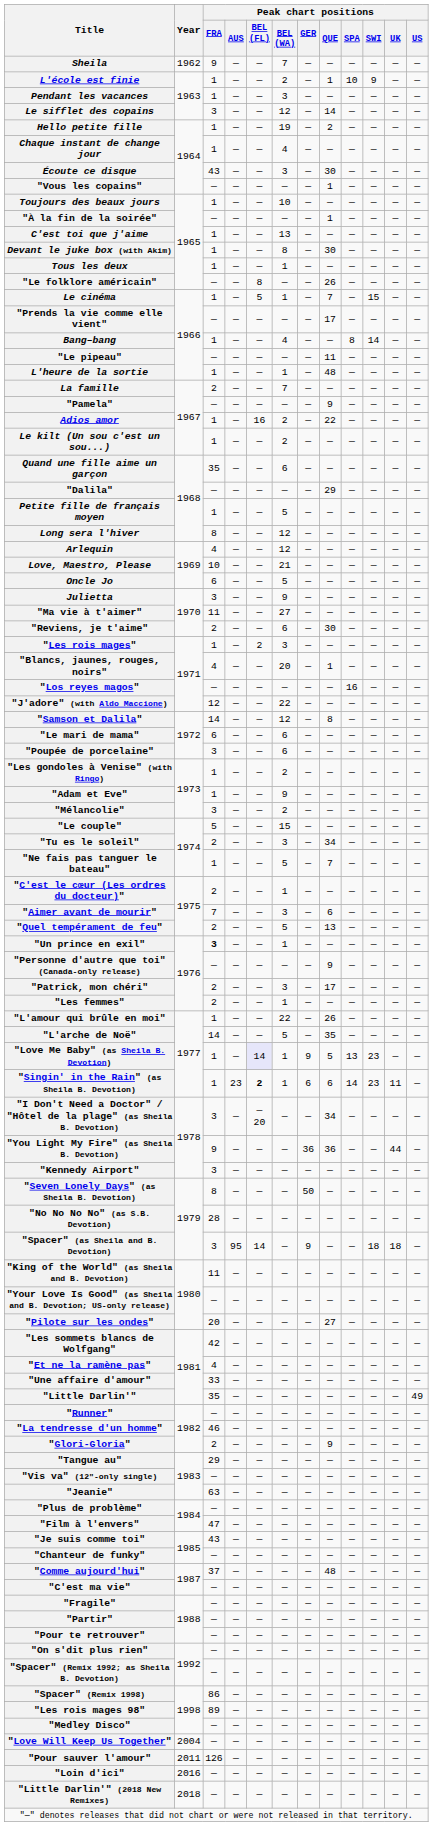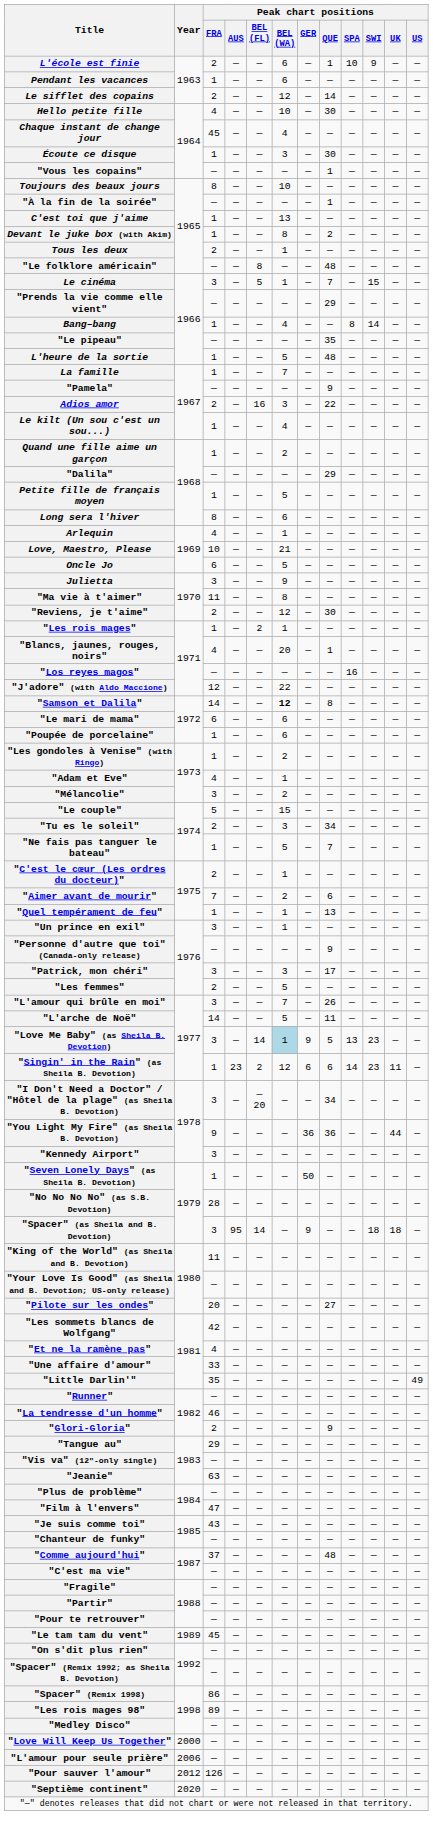- row: (90, 64)
(214, 80) 1 -> (214, 64) 2
(285, 80) 2 -> (285, 64) 6
(285, 96) 3 -> (285, 80) 6
(214, 112) 3 -> (214, 96) 2
(214, 128) 1 -> (214, 112) 4
(285, 128) 19 -> (285, 112) 10
(330, 128) 2 -> (330, 112) 30
(214, 149) 1 -> (214, 133) 45
(214, 171) 43 -> (214, 155) 1
(214, 202) 1 -> (214, 186) 8
(330, 250) 30 -> (330, 234) 2
(214, 266) 1 -> (214, 250) 2
(330, 282) 26 -> (330, 266) 48
(214, 298) 1 -> (214, 282) 3
(330, 319) 17 -> (330, 303) 29
(330, 357) 11 -> (330, 341) 35
(285, 372) 1 -> (285, 357) 5
(214, 388) 2 -> (214, 372) 1
(214, 420) 1 -> (214, 404) 2
(285, 420) 2 -> (285, 404) 3
(285, 442) 2 -> (285, 426) 4
(214, 469) 35 -> (214, 453) 1
(285, 469) 6 -> (285, 453) 2
(285, 533) 12 -> (285, 517) 6
(285, 549) 12 -> (285, 533) 1
(285, 613) 27 -> (285, 597) 8
(285, 629) 6 -> (285, 613) 12
(285, 645) 3 -> (285, 629) 1
(285, 719) normal -> (285, 704) bold
(214, 751) 3 -> (214, 735) 1
(214, 794) 1 -> (214, 778) 4
(285, 794) 9 -> (285, 778) 1
(285, 912) 3 -> (285, 896) 2
(214, 928) 2 -> (214, 912) 1
(285, 928) 5 -> (285, 912) 1
(214, 944) bold -> (214, 928) normal
(214, 987) 2 -> (214, 971) 3
(285, 1003) 1 -> (285, 987) 5
(214, 1019) 1 -> (214, 1003) 3
(285, 1019) 22 -> (285, 1003) 7
(330, 1035) 35 -> (330, 1019) 11
(214, 1056) 1 -> (214, 1040) 3
(259, 1056) lavender background -> (259, 1040) no background
(285, 1056) no background -> (285, 1040) lightblue background
(259, 1083) bold -> (259, 1067) normal
(285, 1083) 1 -> (285, 1067) 12
(214, 1192) 8 -> (214, 1176) 1
+ row: (90, 1635)
(189, 1742) 2004 -> (189, 1742) 2000
+ row: (90, 1758)
(189, 1758) 2011 -> (189, 1773) 2012
- row: (90, 1773)
- row: (90, 1795)
+ row: (90, 1789)
